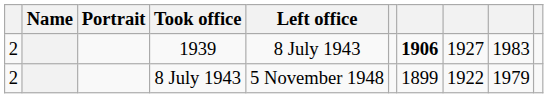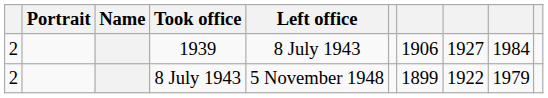columns swapped: (114, 19) <-> (50, 19)
(420, 48) bold -> (420, 48) normal
(511, 48) 1983 -> (511, 48) 1984
